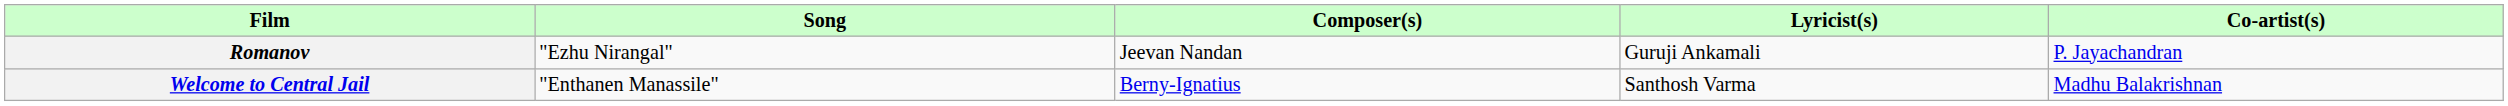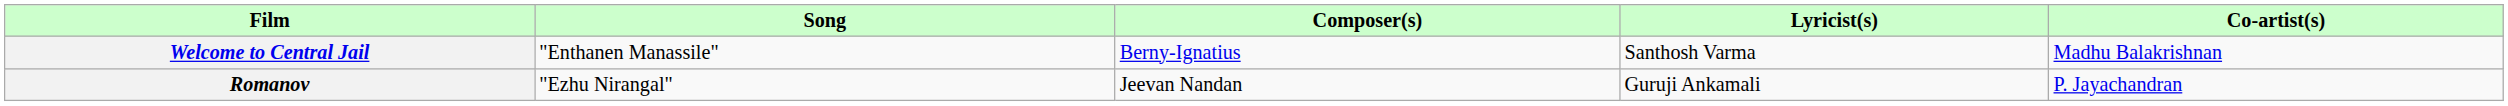rows swapped: (270, 84) <-> (270, 52)
